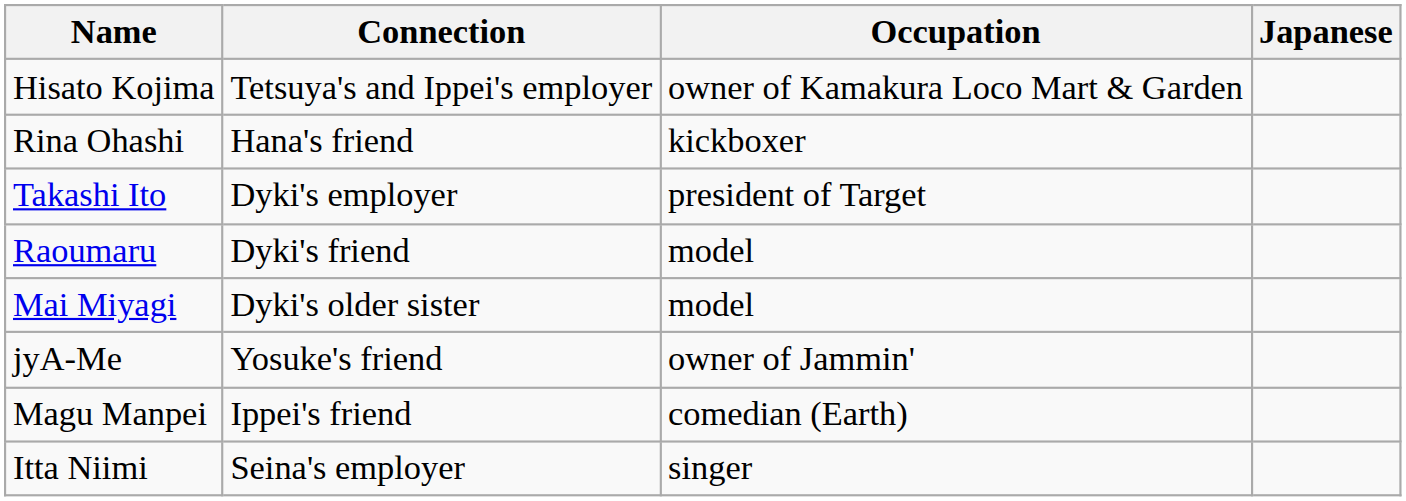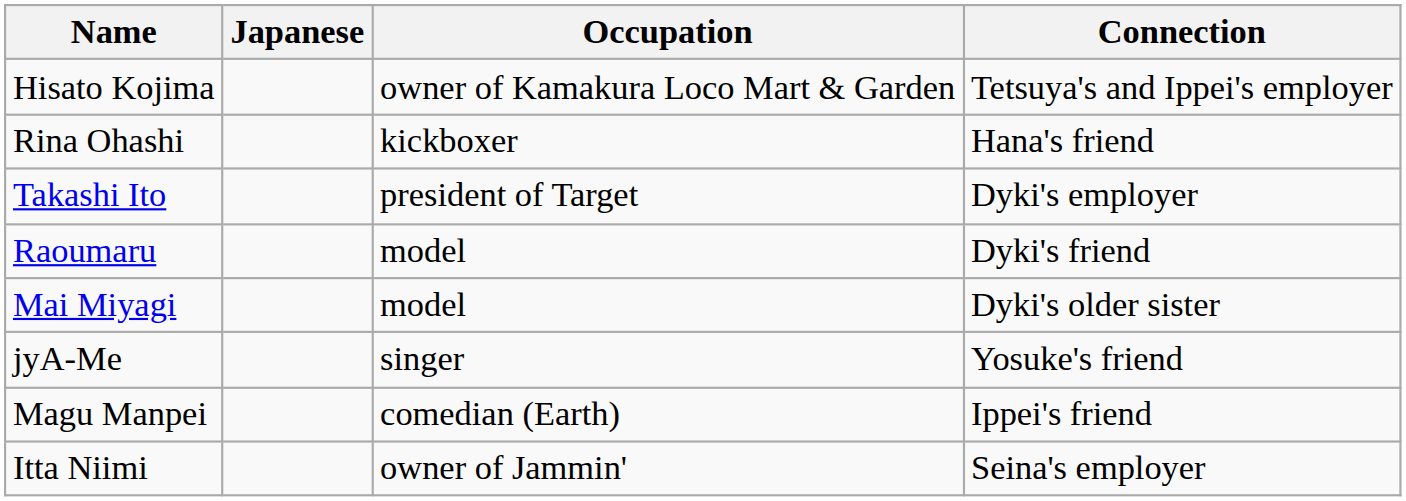columns swapped: (1326, 31) <-> (441, 31)
(792, 359) owner of Jammin' -> (422, 359) singer
(710, 468) singer -> (504, 468) owner of Jammin'
